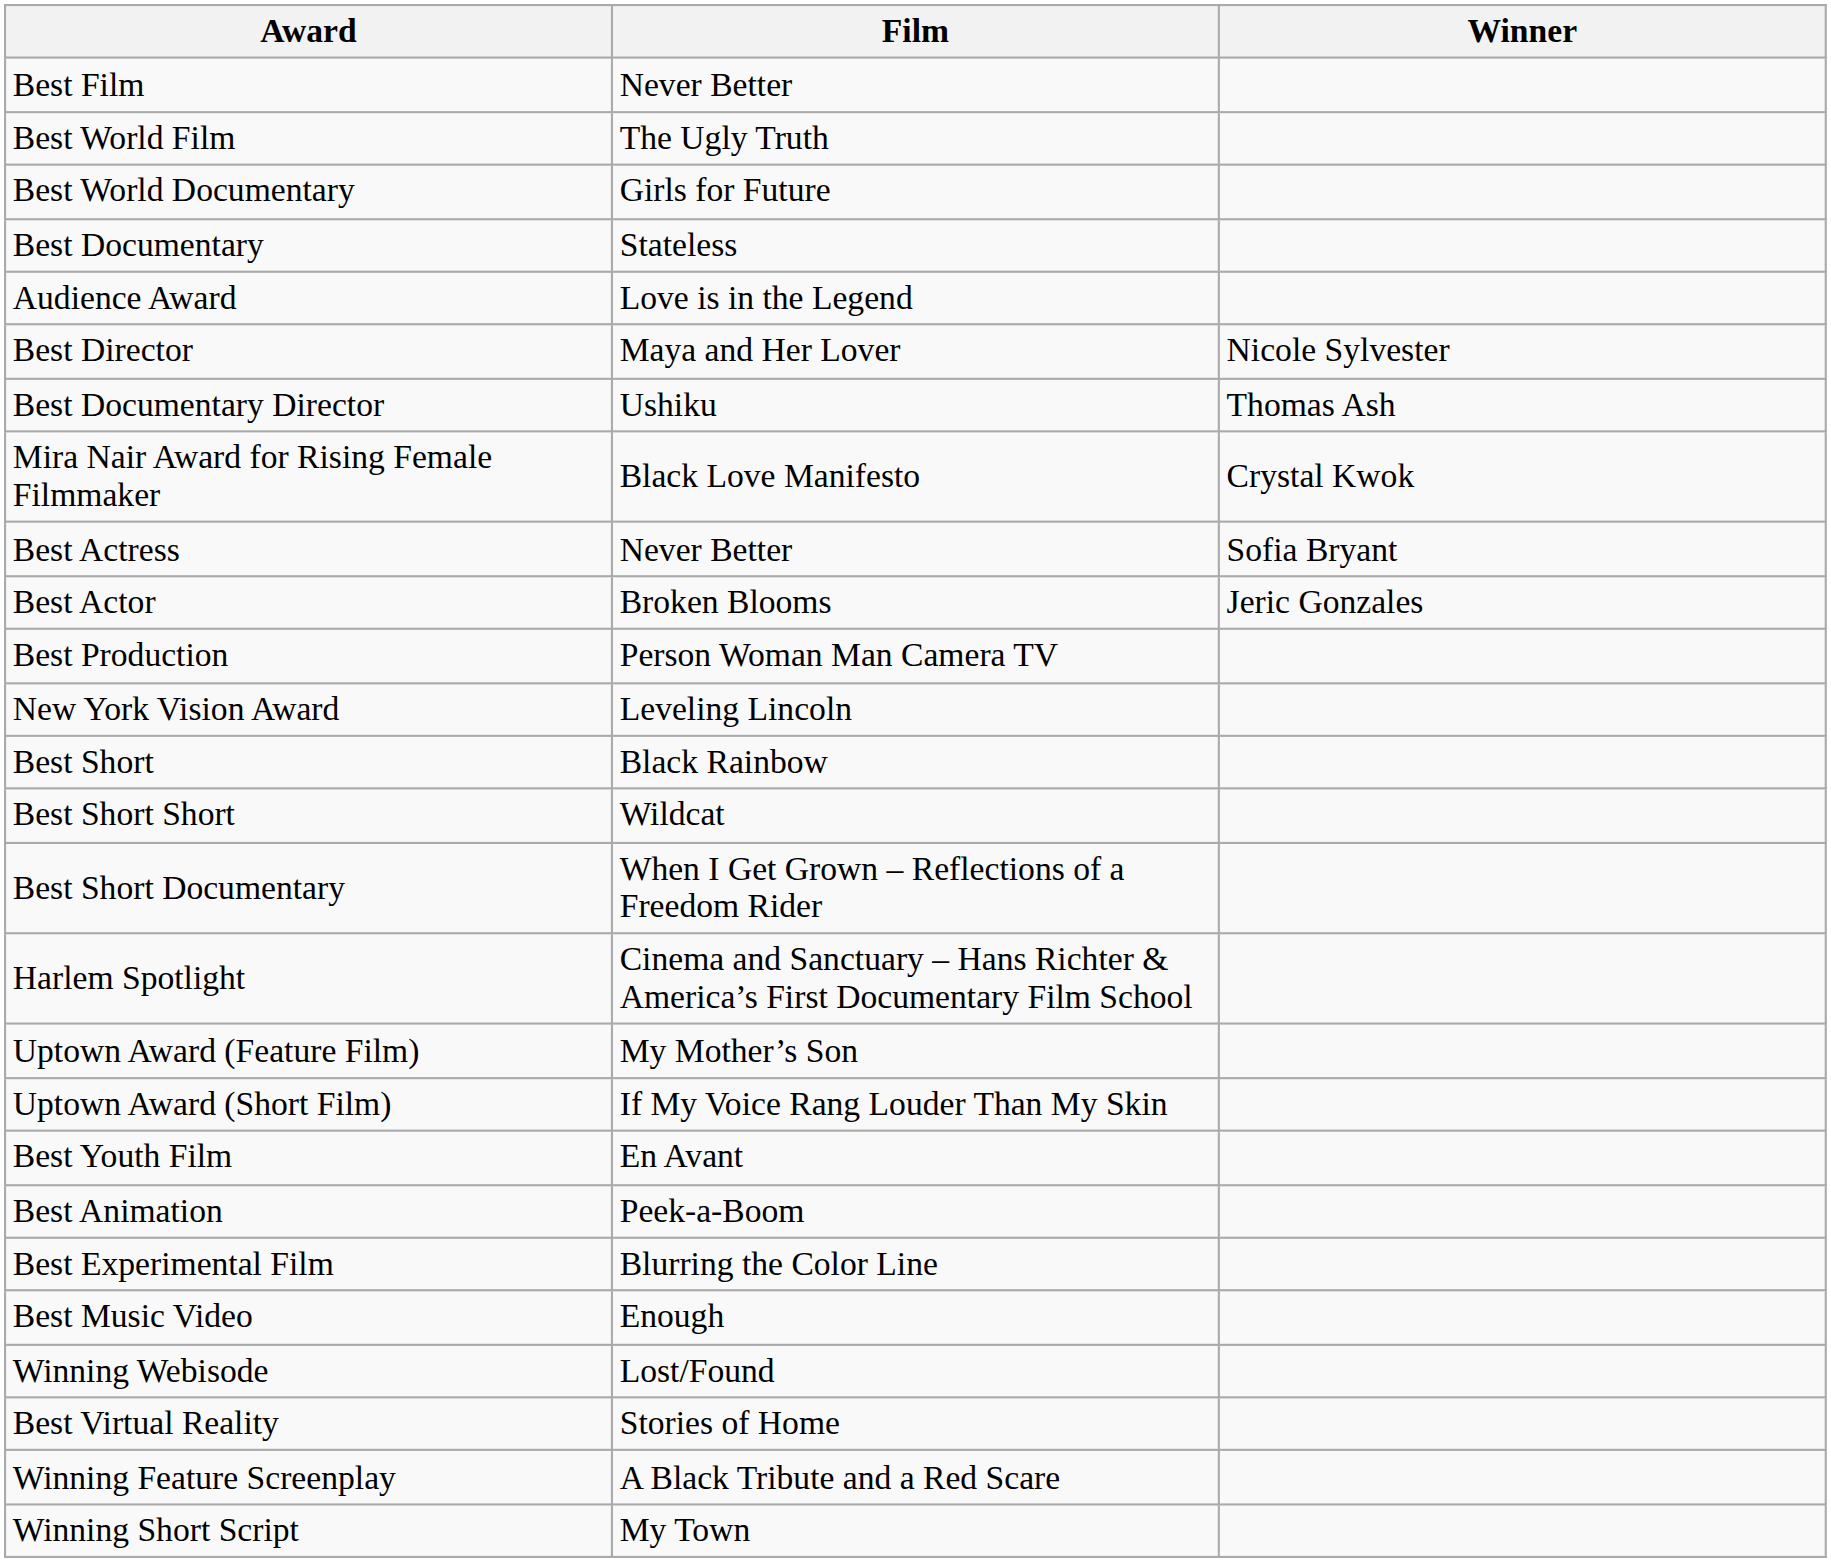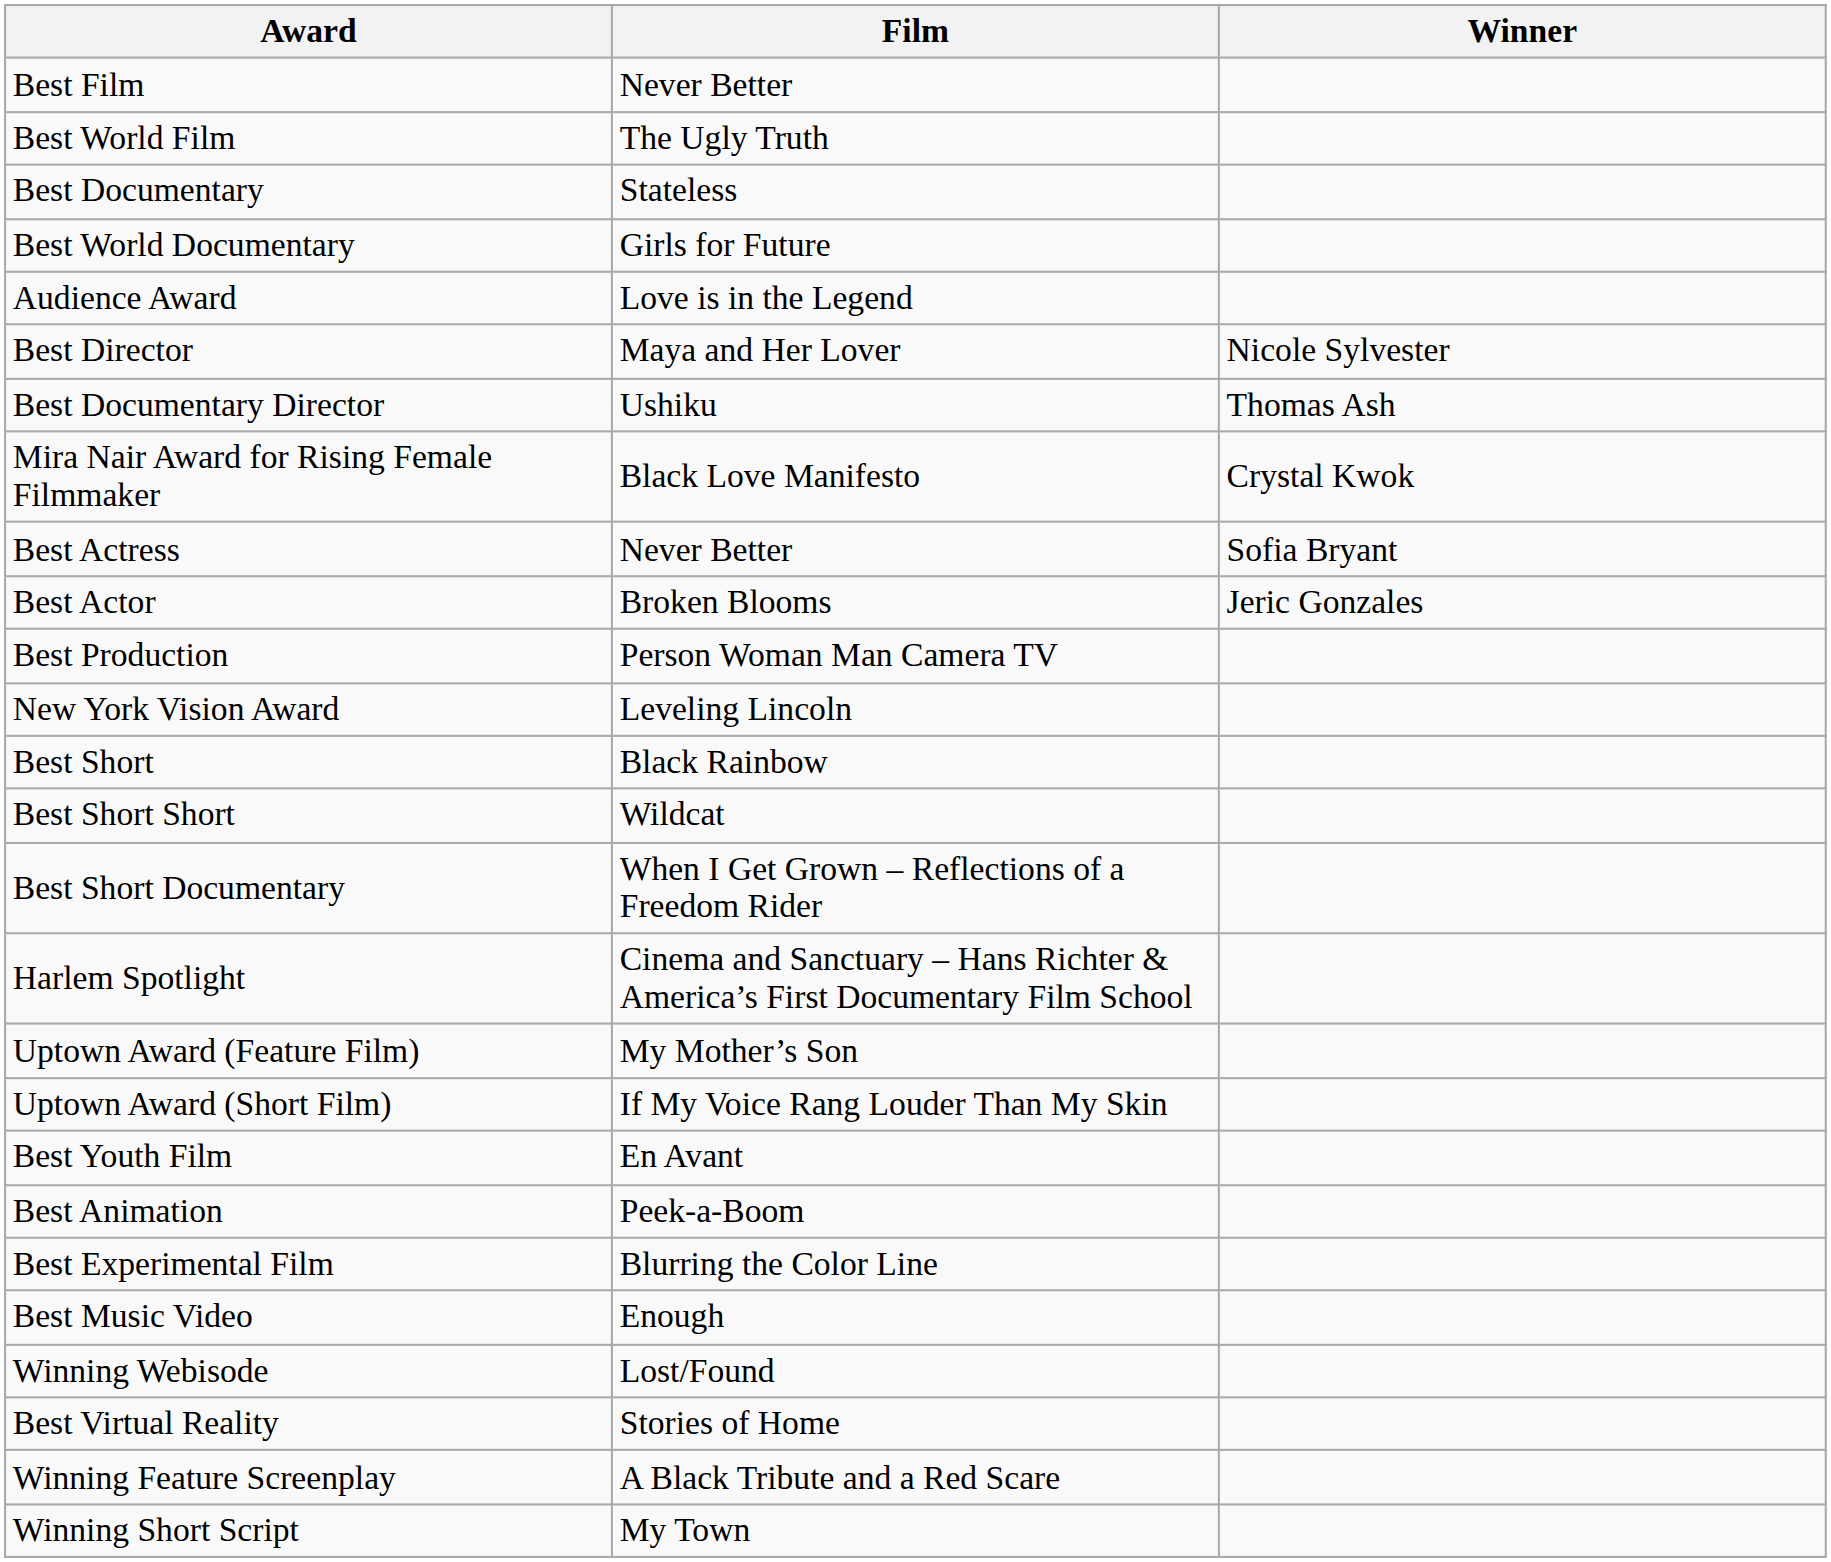rows swapped: (138, 244) <-> (184, 191)
